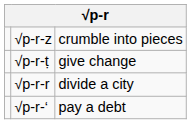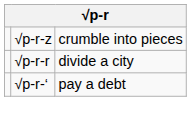- row: (32, 61)
